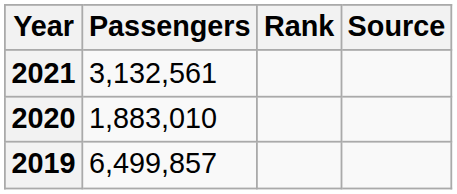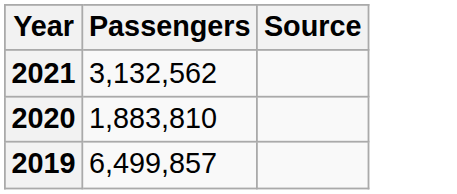- column: (299, 27)
(153, 73) 3,132,561 -> (153, 73) 3,132,562
(153, 118) 1,883,010 -> (153, 118) 1,883,810
